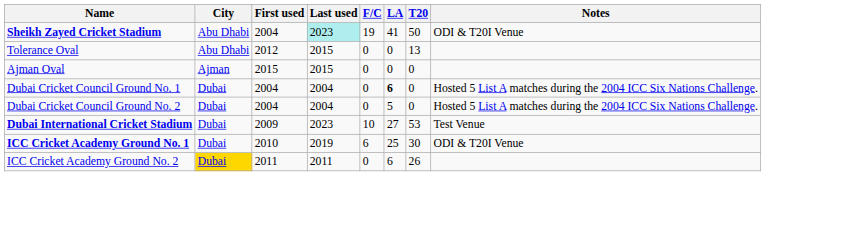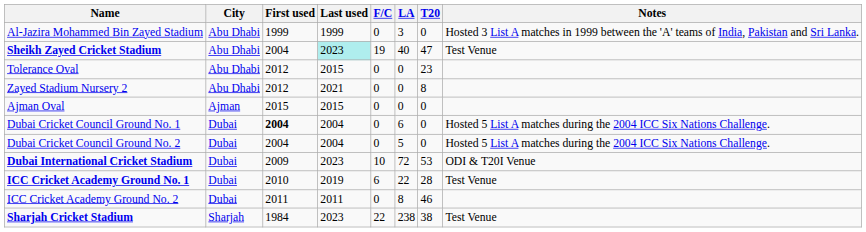+ row: (105, 32)
(393, 32) 41 -> (403, 50) 40
(414, 32) 50 -> (426, 50) 47
(479, 32) ODI & T20I Venue -> (471, 50) Test Venue
(414, 50) 13 -> (426, 69) 23
+ row: (67, 87)
(266, 87) normal -> (277, 124) bold
(390, 87) bold -> (401, 124) normal
(393, 124) 27 -> (403, 161) 72
(459, 124) Test Venue -> (490, 161) ODI & T20I Venue
(393, 143) 25 -> (403, 180) 22
(414, 143) 30 -> (426, 180) 28
(479, 143) ODI & T20I Venue -> (471, 180) Test Venue
(212, 161) gold background -> (223, 198) no background
(390, 161) 6 -> (401, 198) 8
(414, 161) 26 -> (426, 198) 46
+ row: (70, 217)
